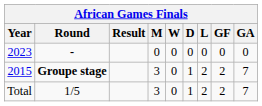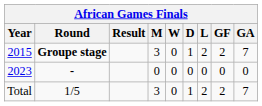rows swapped: (20, 71) <-> (20, 52)
